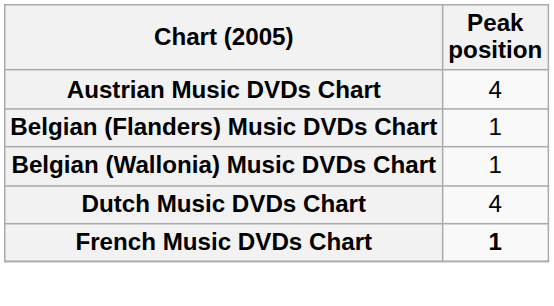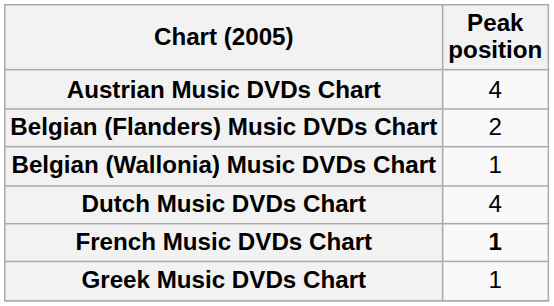(495, 127) 1 -> (495, 127) 2
+ row: (224, 280)
